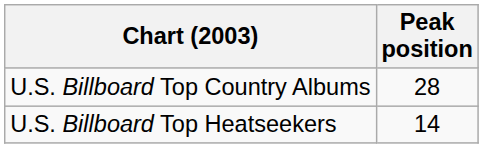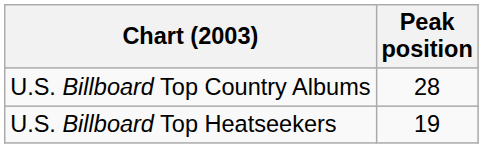(427, 124) 14 -> (427, 124) 19
